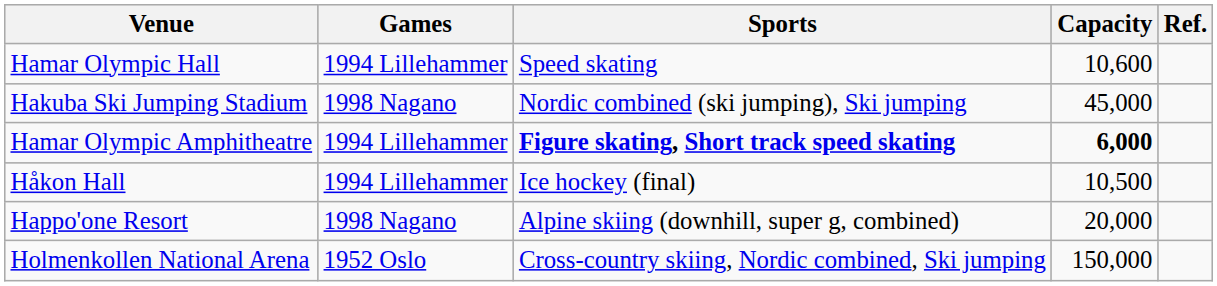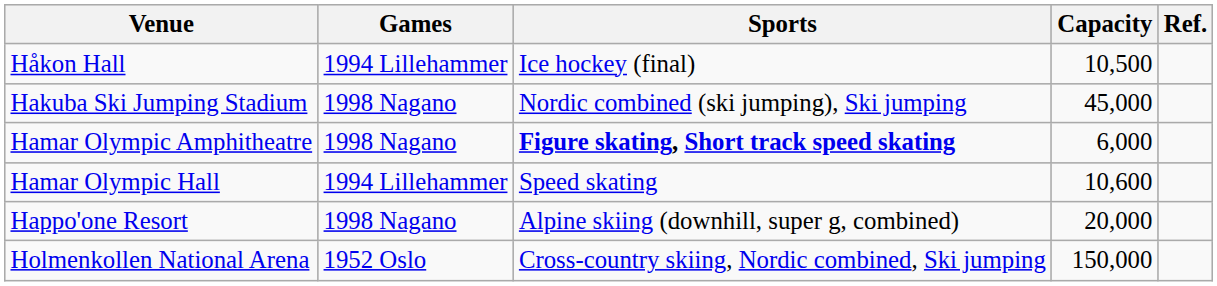rows swapped: (68, 181) <-> (115, 63)
(416, 142) 1994 Lillehammer -> (390, 142) 1998 Nagano
(1124, 142) bold -> (1124, 142) normal
